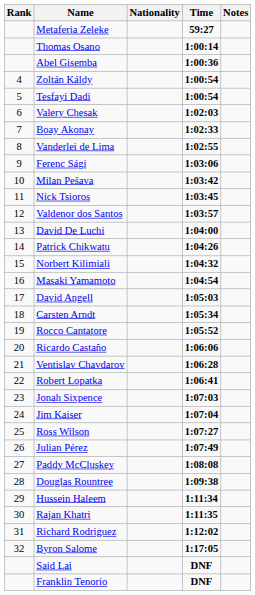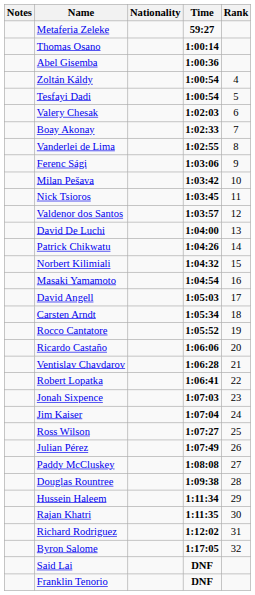columns swapped: (19, 12) <-> (236, 12)
